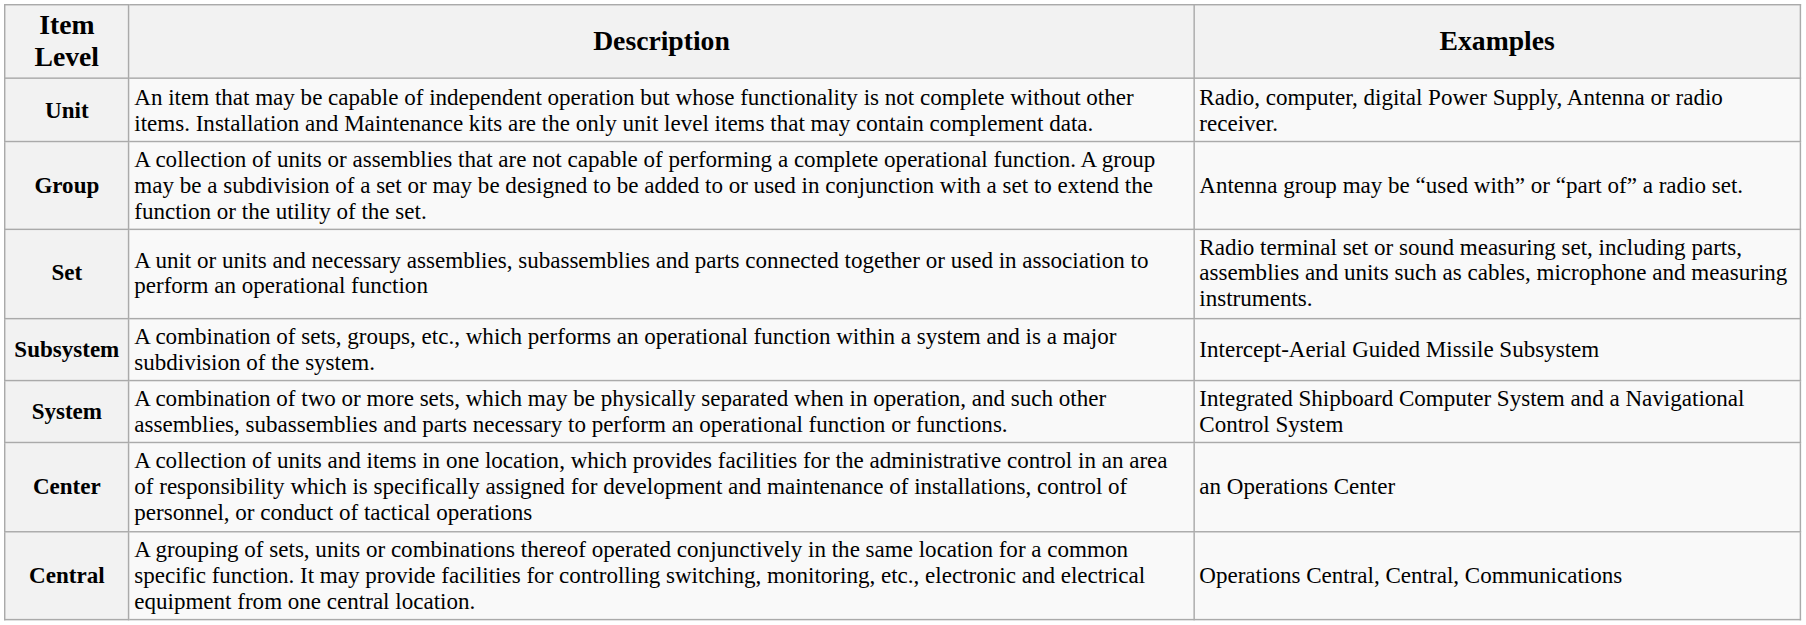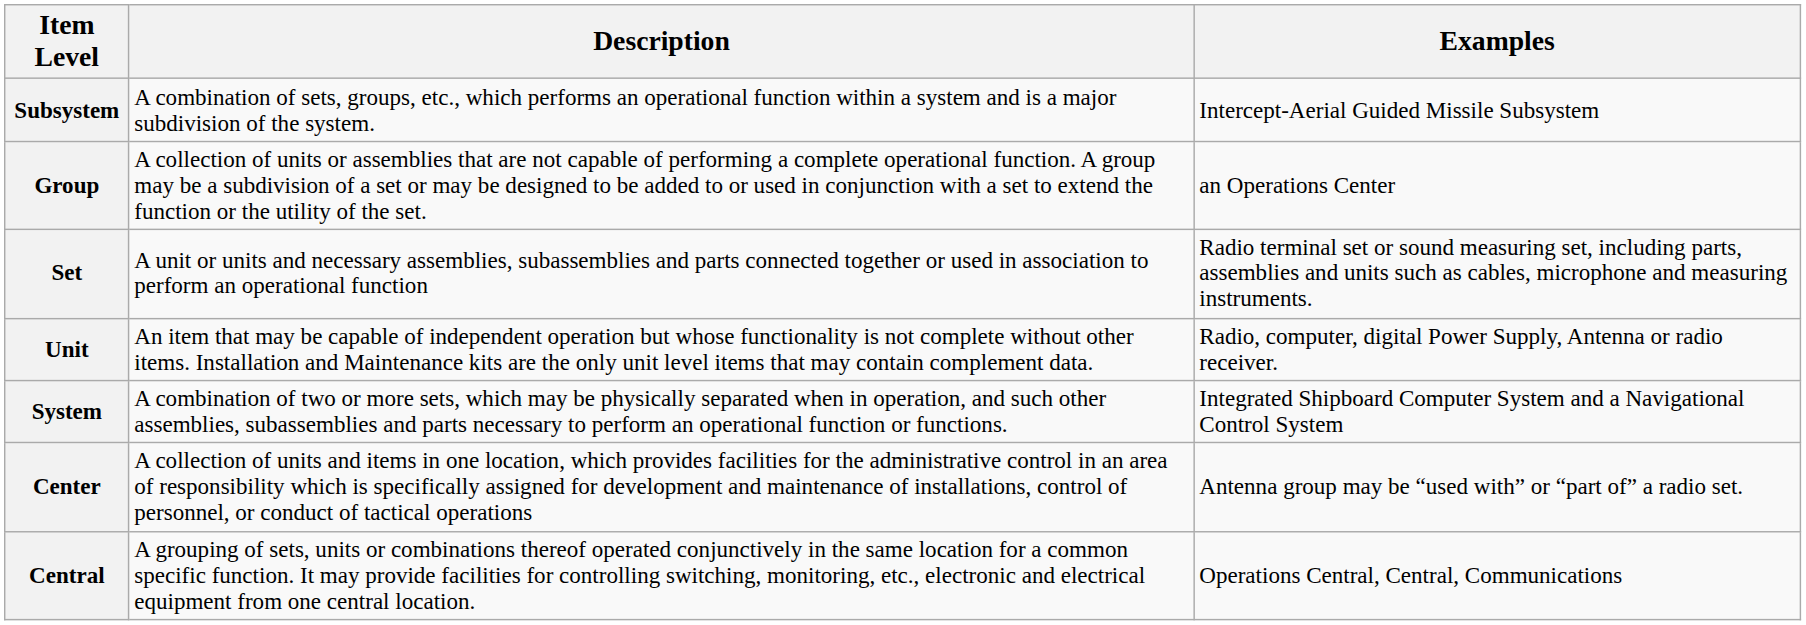rows swapped: (67, 109) <-> (67, 348)
(1471, 185) Antenna group may be “used with” or “part of” a radio set. -> (1297, 185) an Operations Center
(1297, 486) an Operations Center -> (1471, 486) Antenna group may be “used with” or “part of” a radio set.
